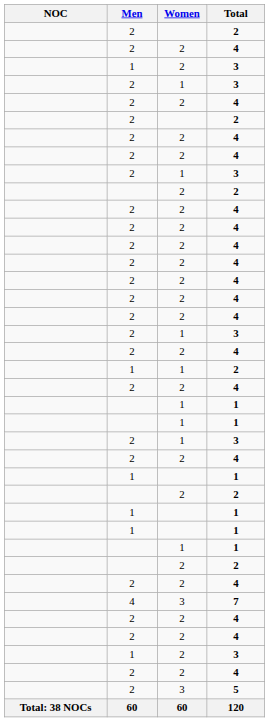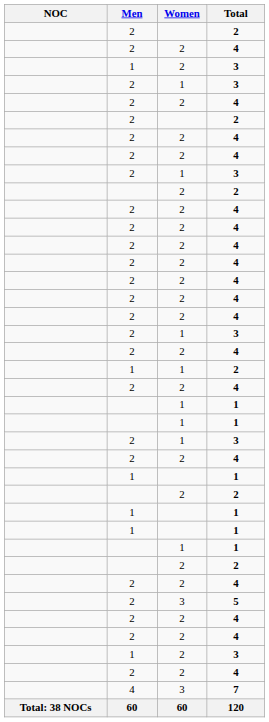rows swapped: (132, 690) <-> (132, 601)
